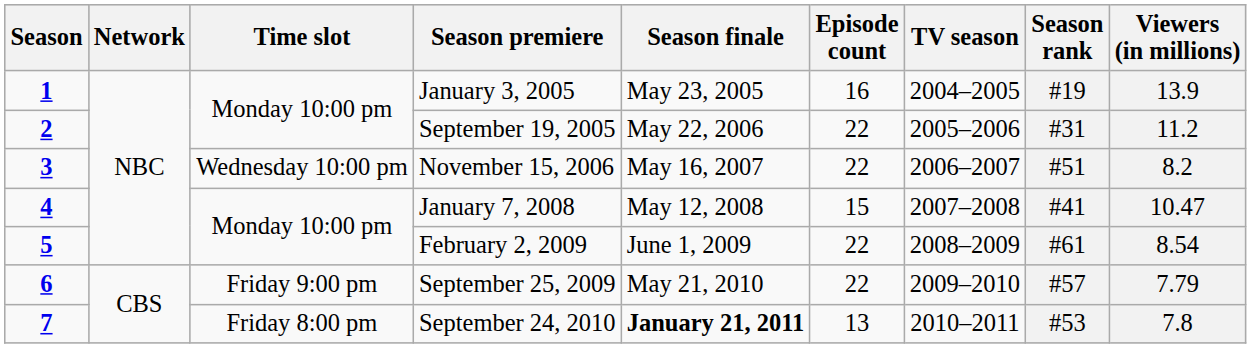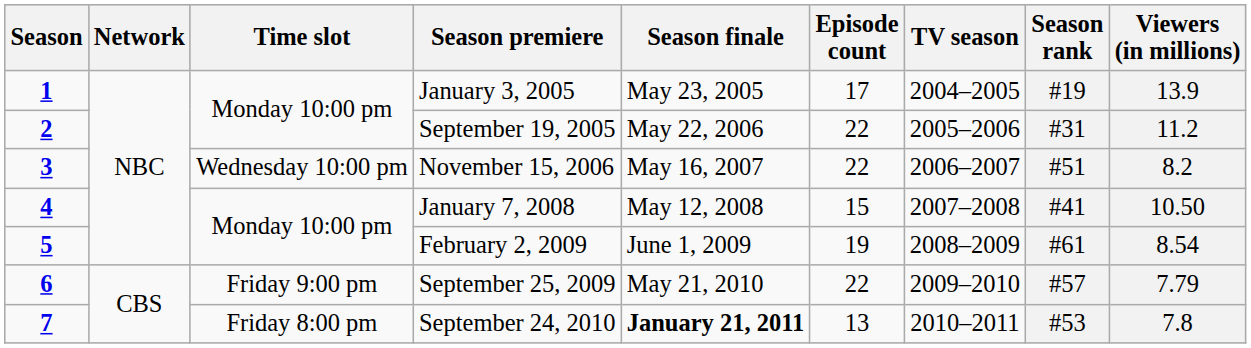(857, 90) 16 -> (857, 90) 17
(1178, 206) 10.47 -> (1178, 206) 10.50
(857, 245) 22 -> (857, 245) 19
